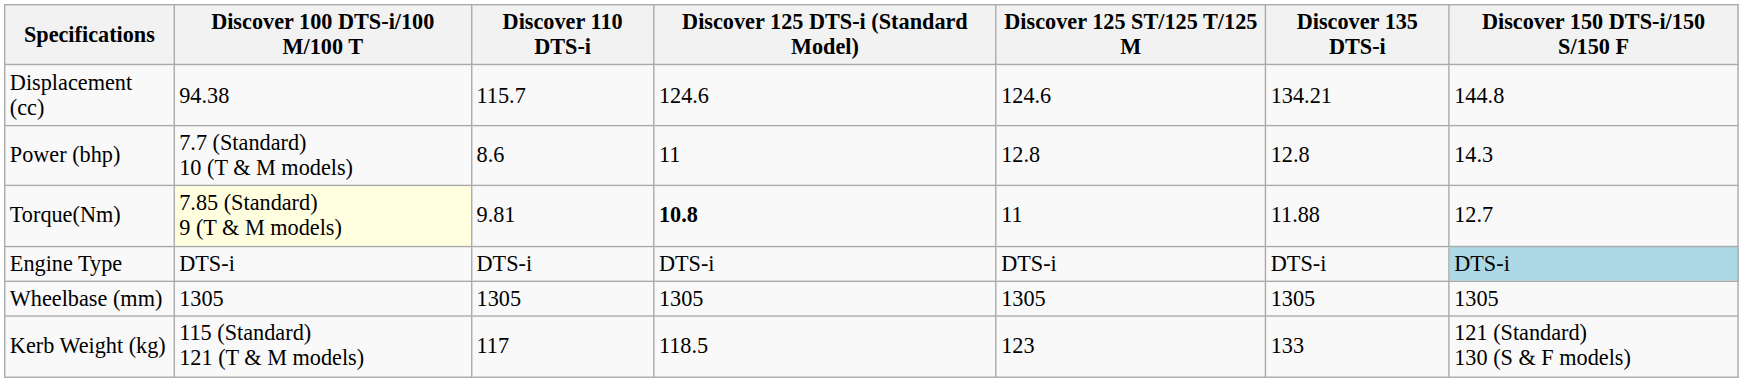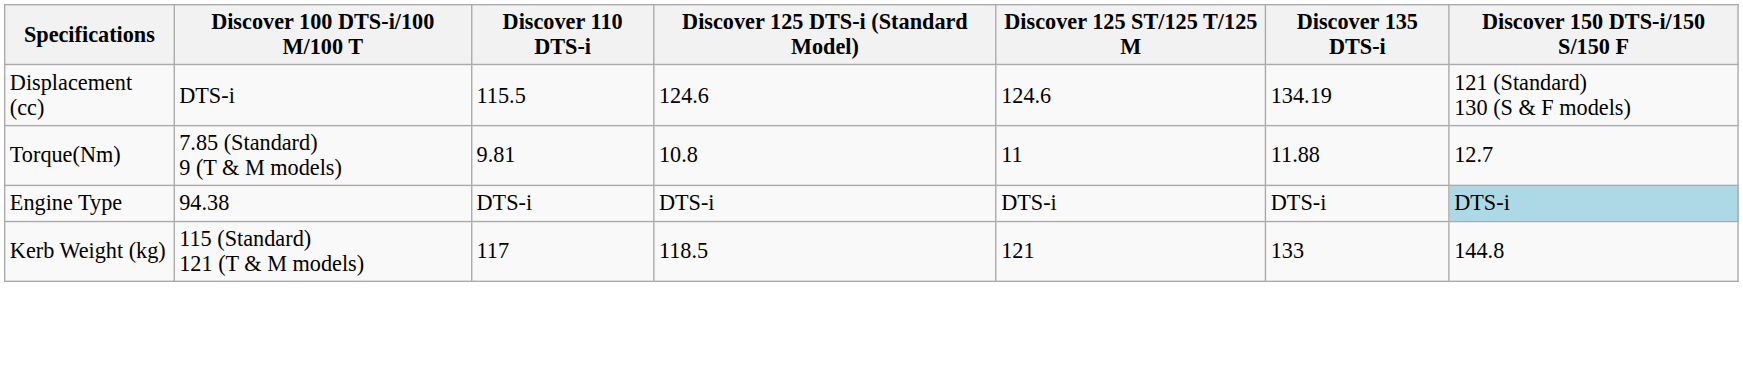(204, 94) 94.38 -> (207, 94) DTS-i
(501, 94) 115.7 -> (501, 94) 115.5
(1301, 94) 134.21 -> (1301, 94) 134.19
(1479, 94) 144.8 -> (1543, 94) 121 (Standard) 130 (S & F models)
- row: (65, 155)
(261, 215) lightyellow background -> (261, 155) no background
(678, 215) bold -> (678, 155) normal
(207, 263) DTS-i -> (204, 203) 94.38
- row: (86, 298)
(1018, 346) 123 -> (1018, 250) 121
(1543, 346) 121 (Standard) 130 (S & F models) -> (1479, 250) 144.8
